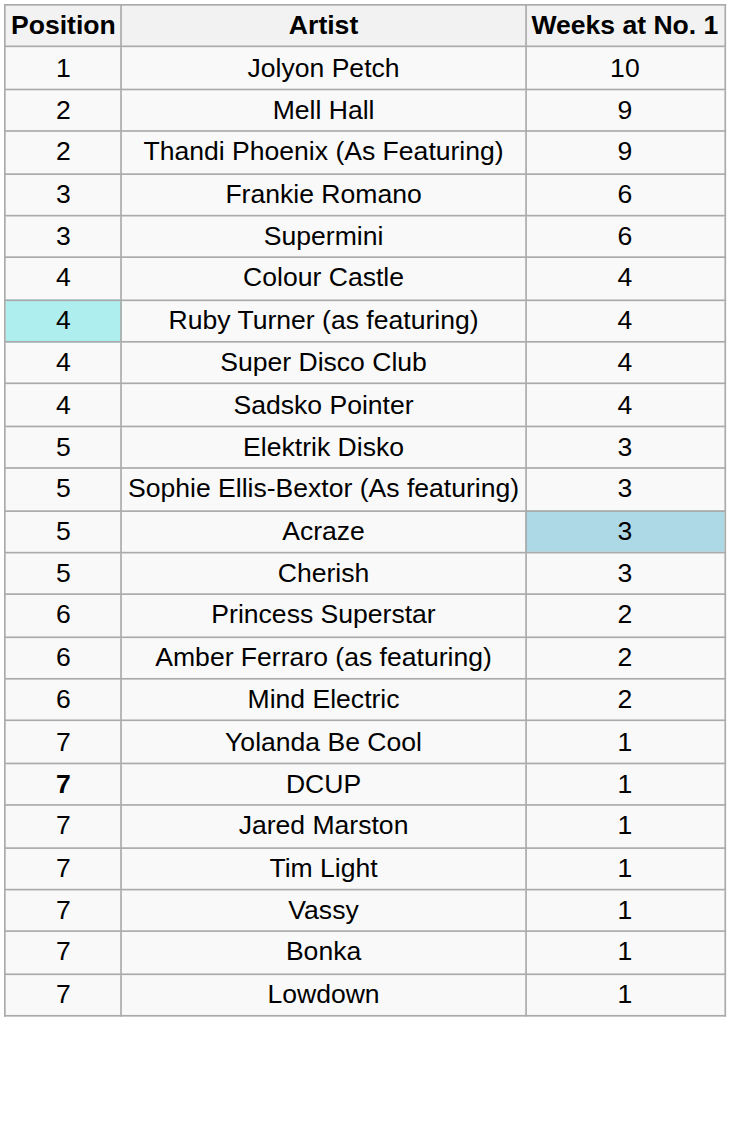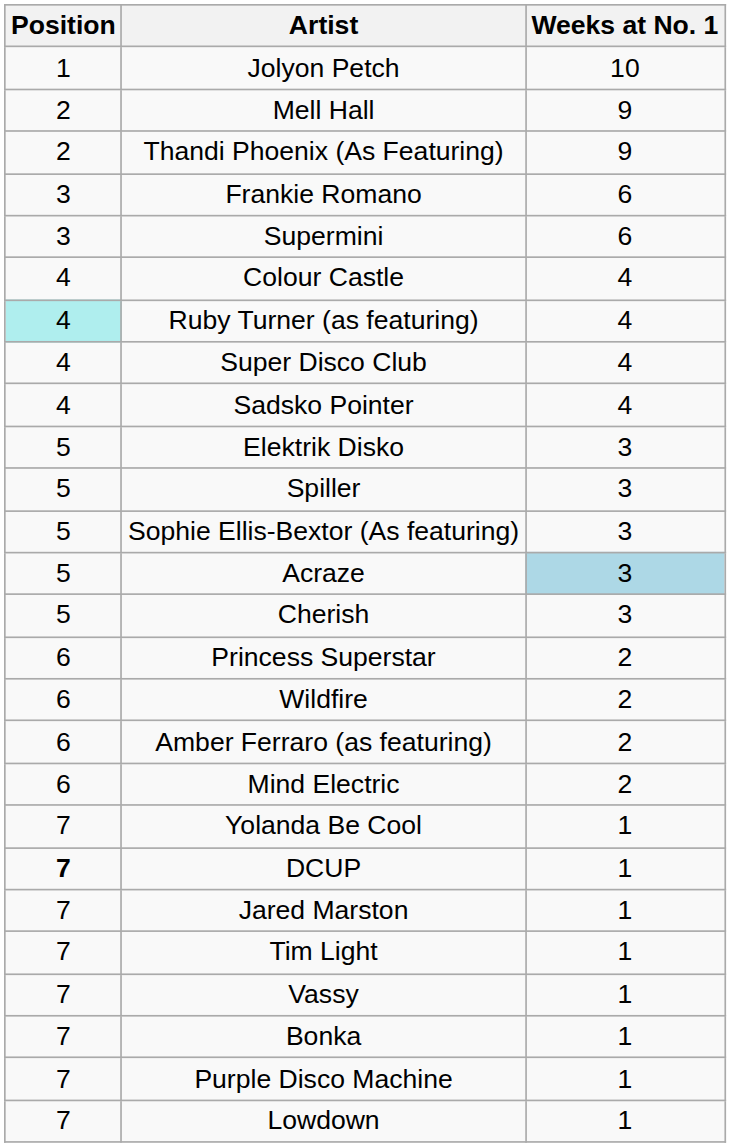+ row: (324, 488)
+ row: (324, 699)
+ row: (324, 1078)
